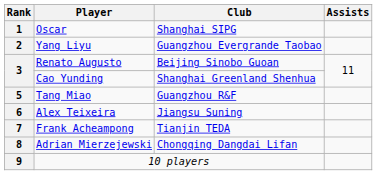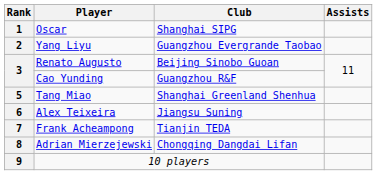(236, 79) Shanghai Greenland Shenhua -> (197, 79) Guangzhou R&F
(197, 95) Guangzhou R&F -> (236, 95) Shanghai Greenland Shenhua
